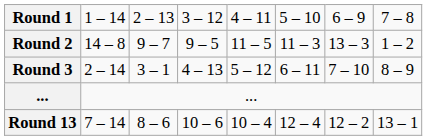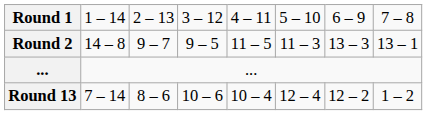(398, 43) 1 – 2 -> (398, 43) 13 – 1
- row: (42, 69)
(398, 122) 13 – 1 -> (398, 95) 1 – 2
